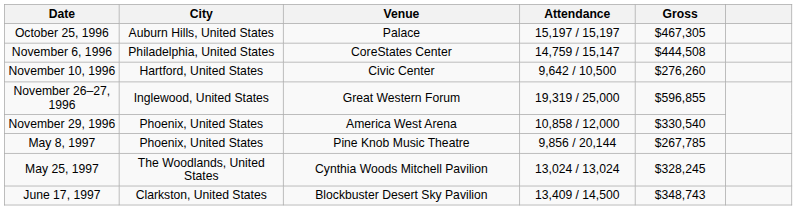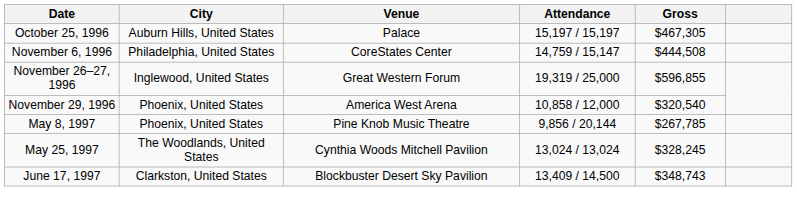- row: (62, 71)
(680, 124) $330,540 -> (680, 104) $320,540
